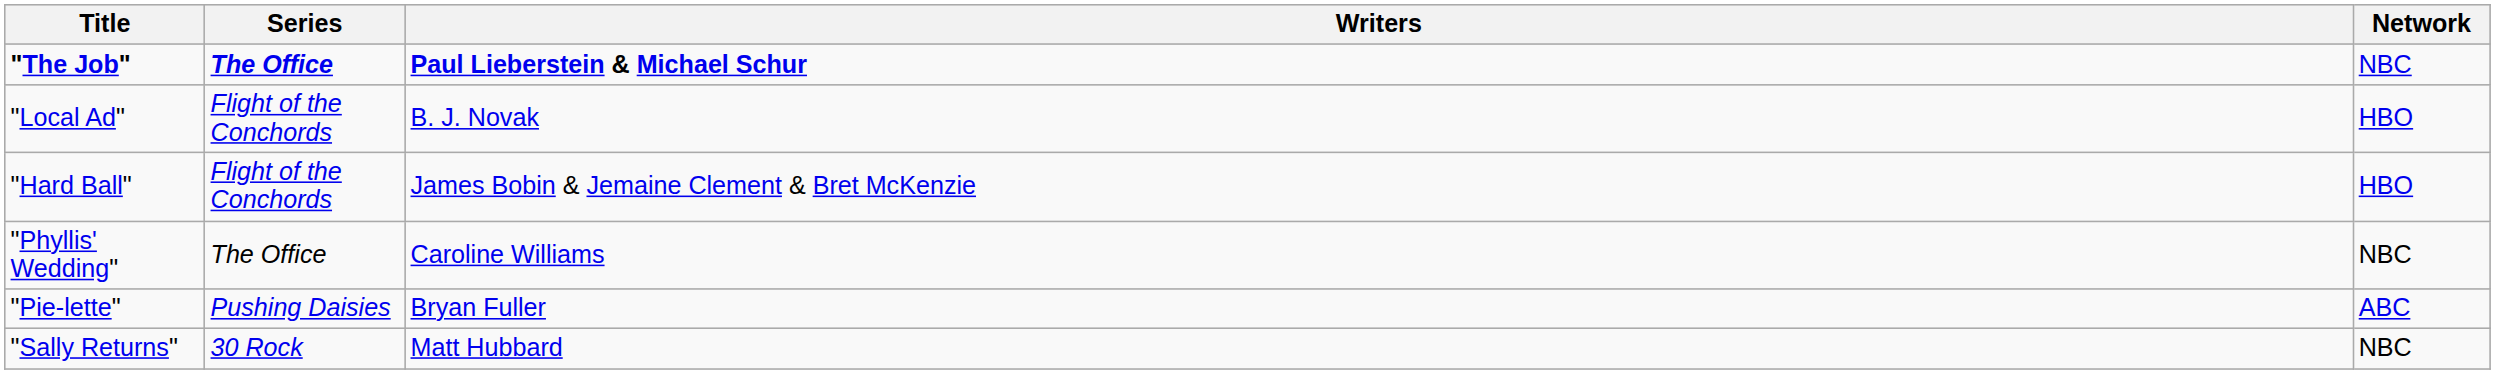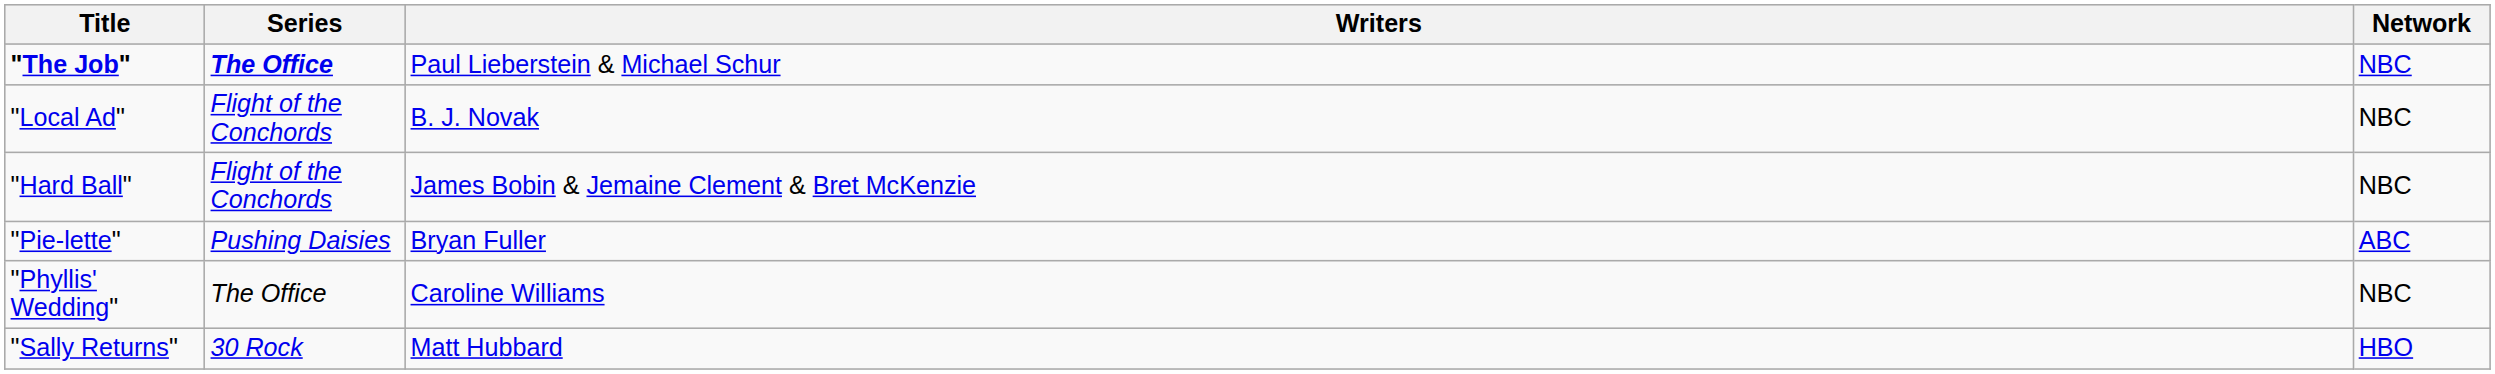(609, 64) bold -> (596, 64) normal
(2386, 118) HBO -> (2385, 118) NBC
(2386, 186) HBO -> (2385, 186) NBC
rows swapped: (66, 308) <-> (64, 254)
(2385, 348) NBC -> (2386, 348) HBO
